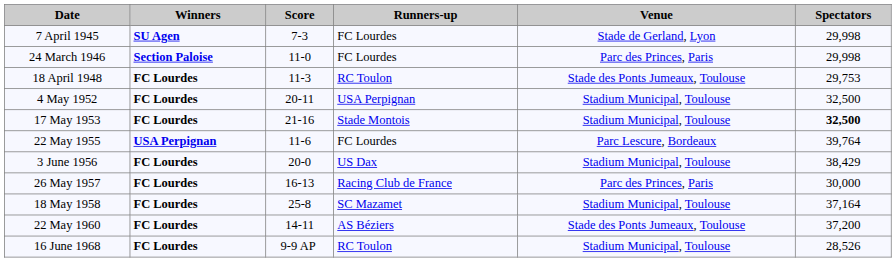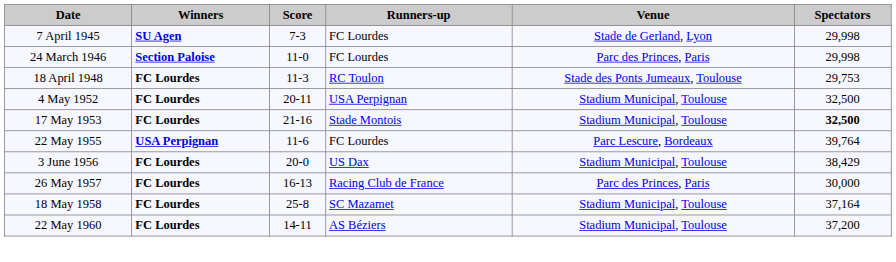(656, 225) Stade des Ponts Jumeaux, Toulouse -> (653, 225) Stadium Municipal, Toulouse
- row: (67, 246)
